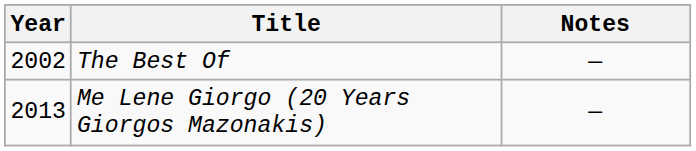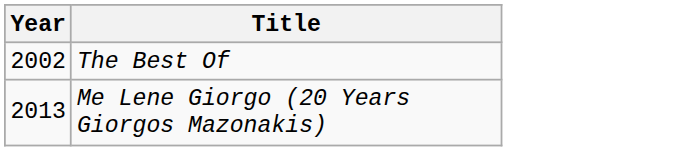- column: (595, 24)
